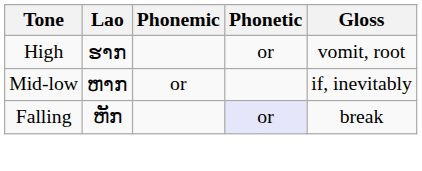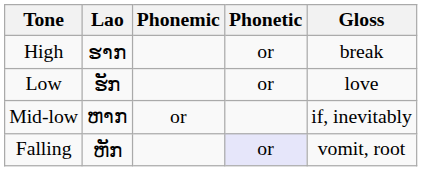(362, 51) vomit, root -> (362, 51) break
+ row: (44, 84)
(362, 116) break -> (362, 149) vomit, root
